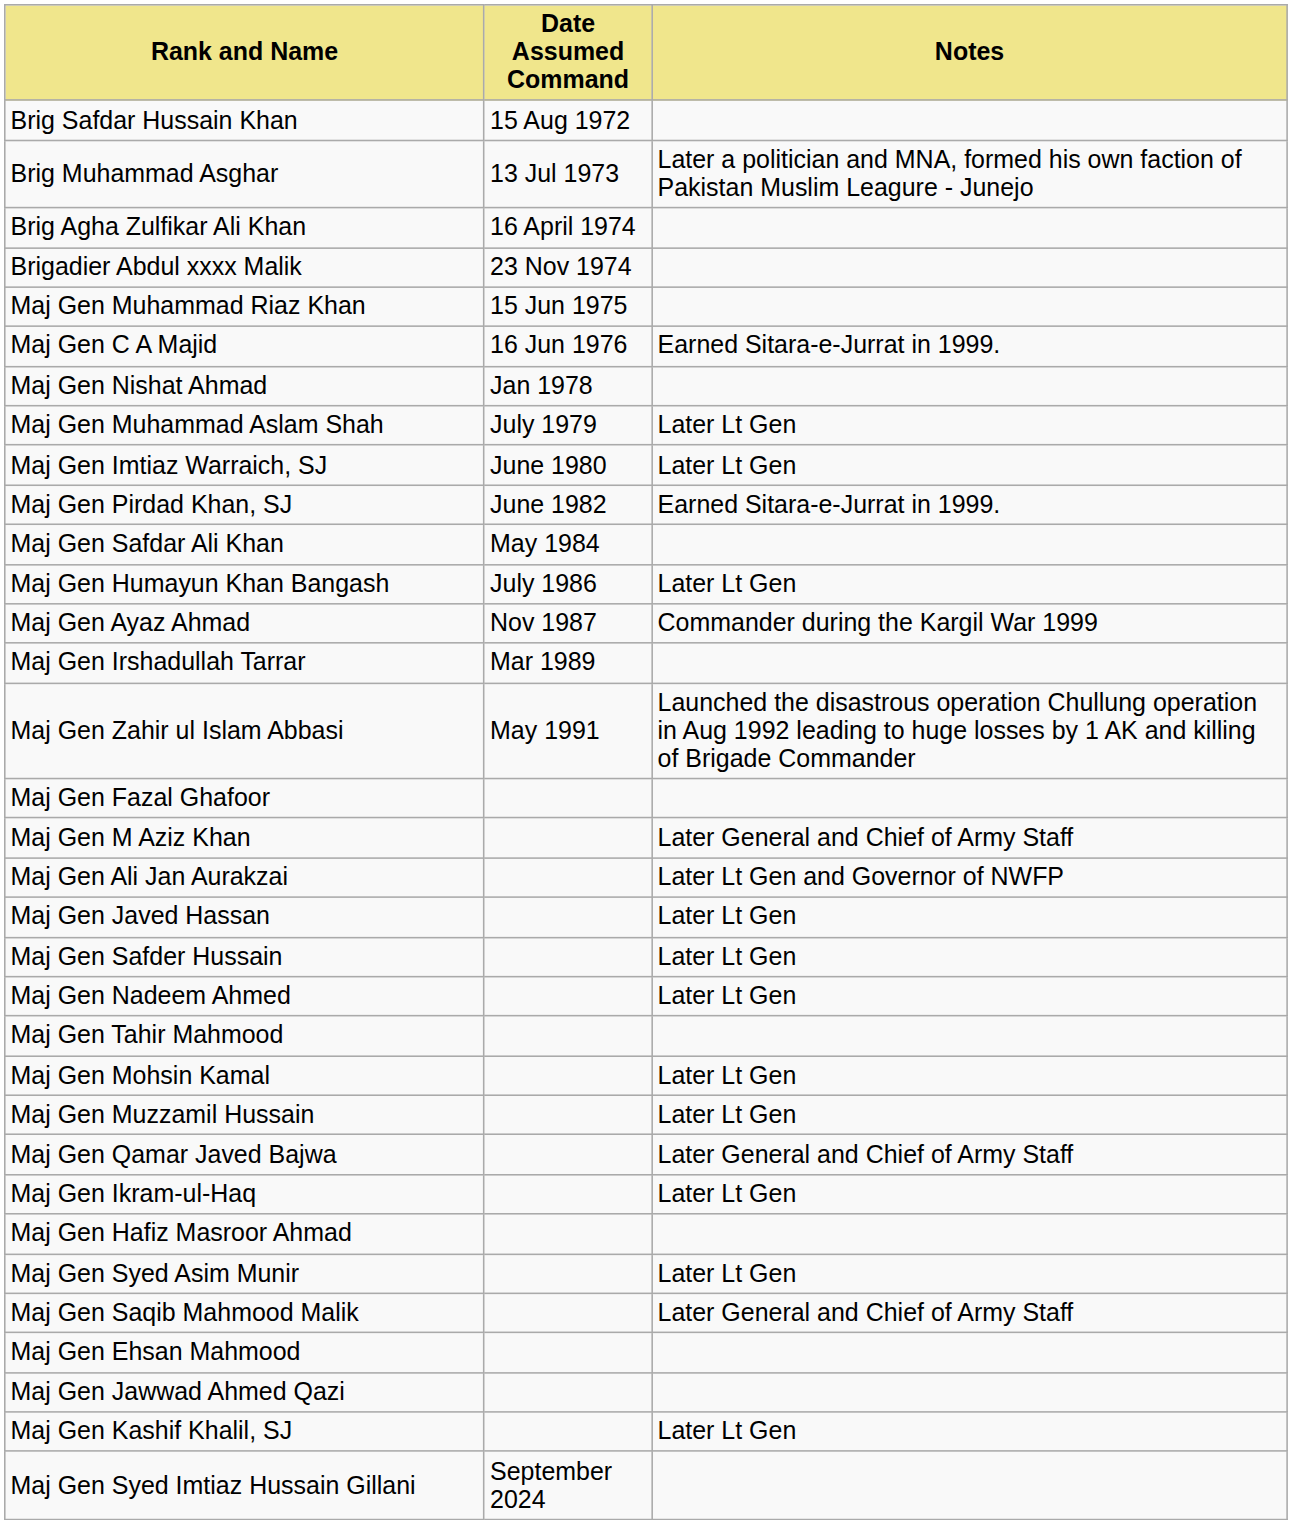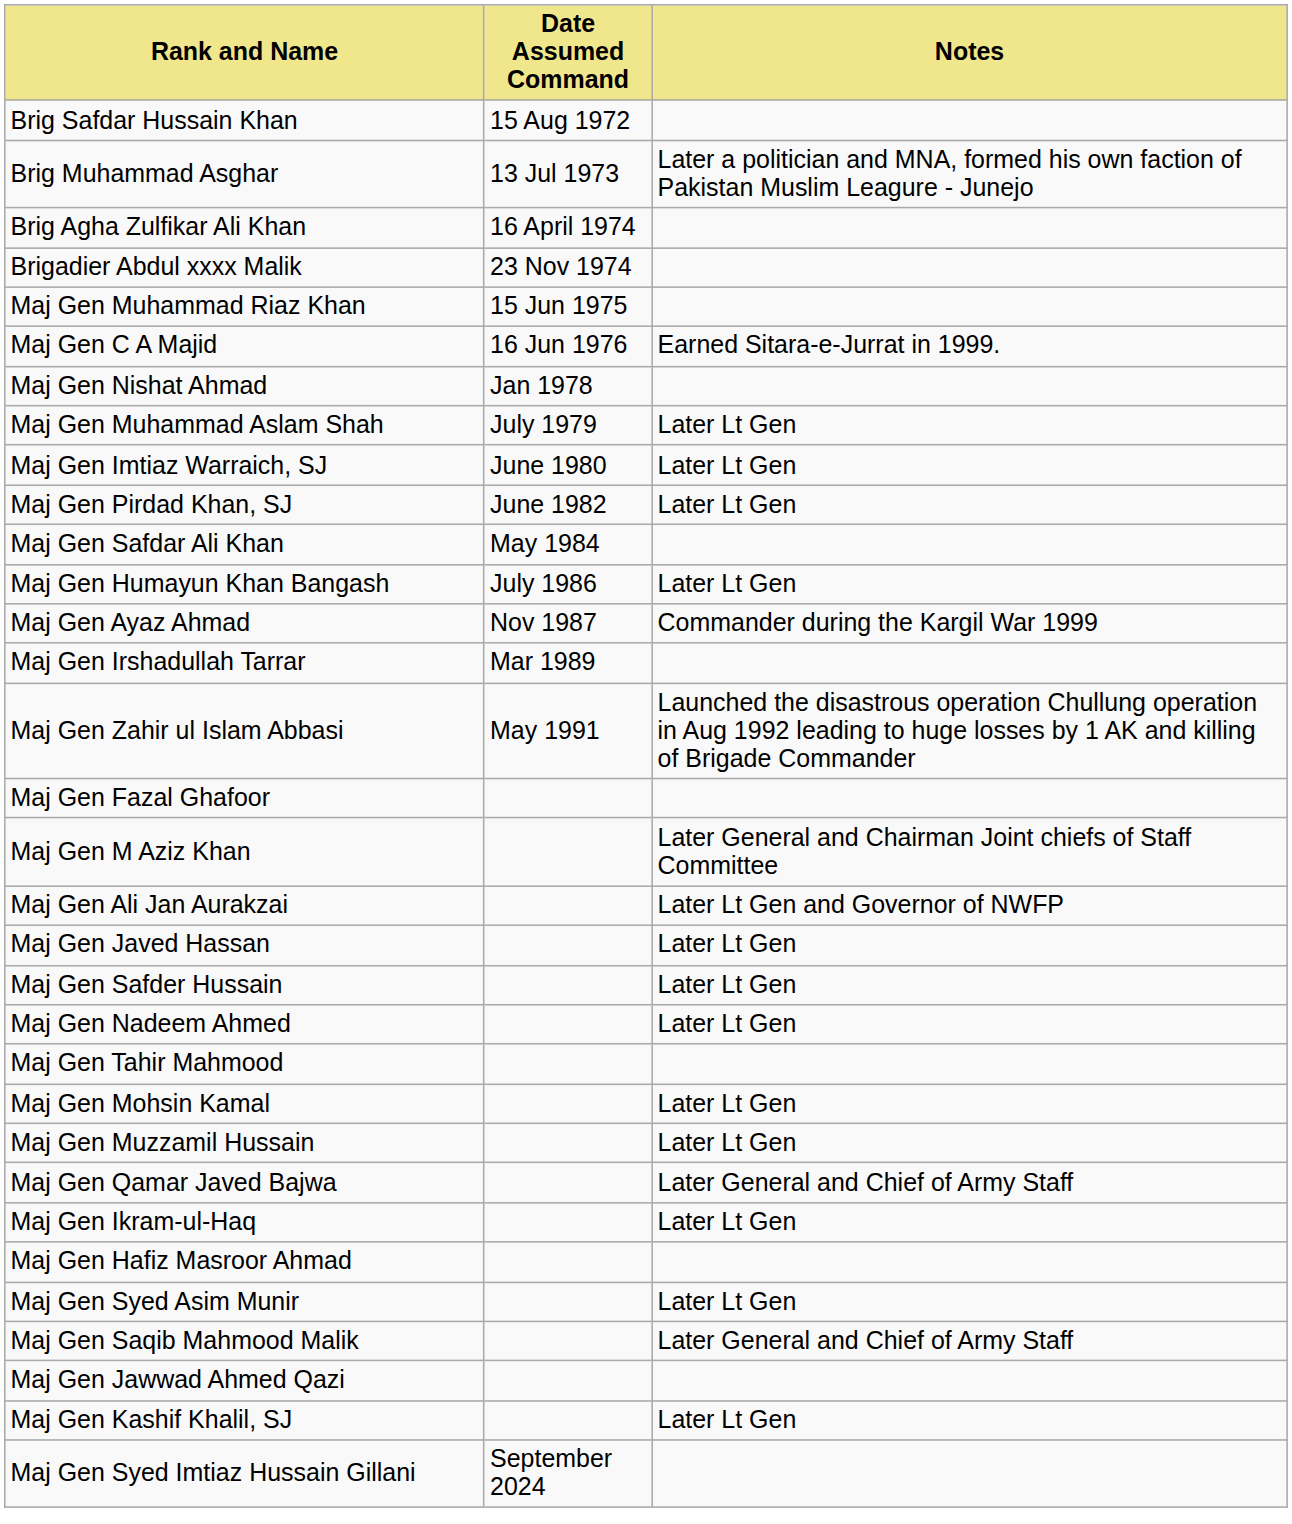(829, 504) Earned Sitara-e-Jurrat in 1999. -> (727, 504) Later Lt Gen
(865, 837) Later General and Chief of Army Staff -> (924, 851) Later General and Chairman Joint chiefs of Staff Committee
- row: (156, 1352)
